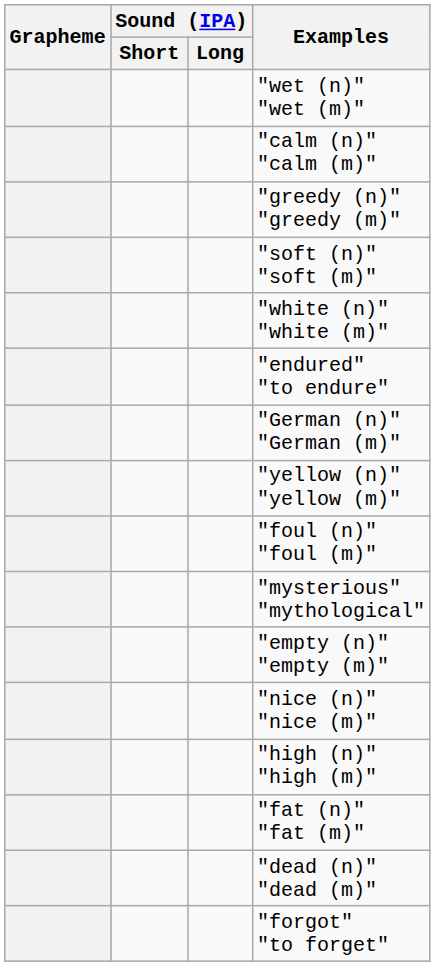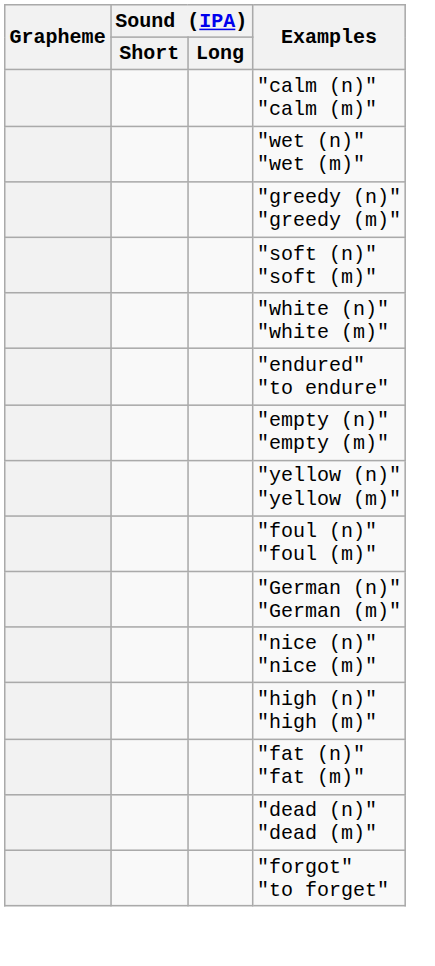rows swapped: (317, 154) <-> (311, 98)
rows swapped: (323, 655) <-> (329, 432)
- row: (341, 599)
